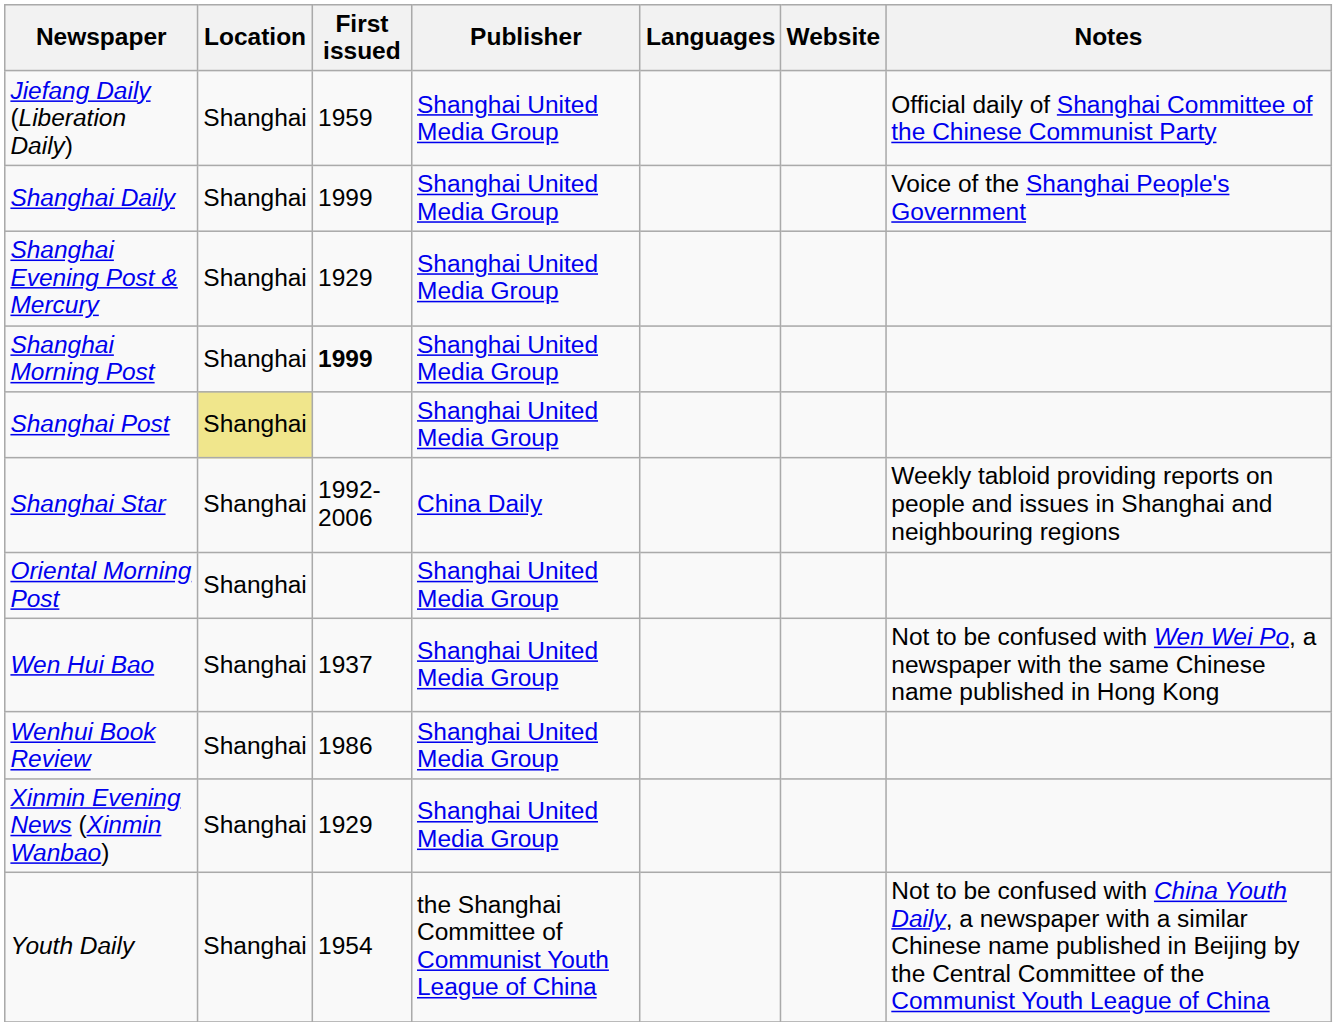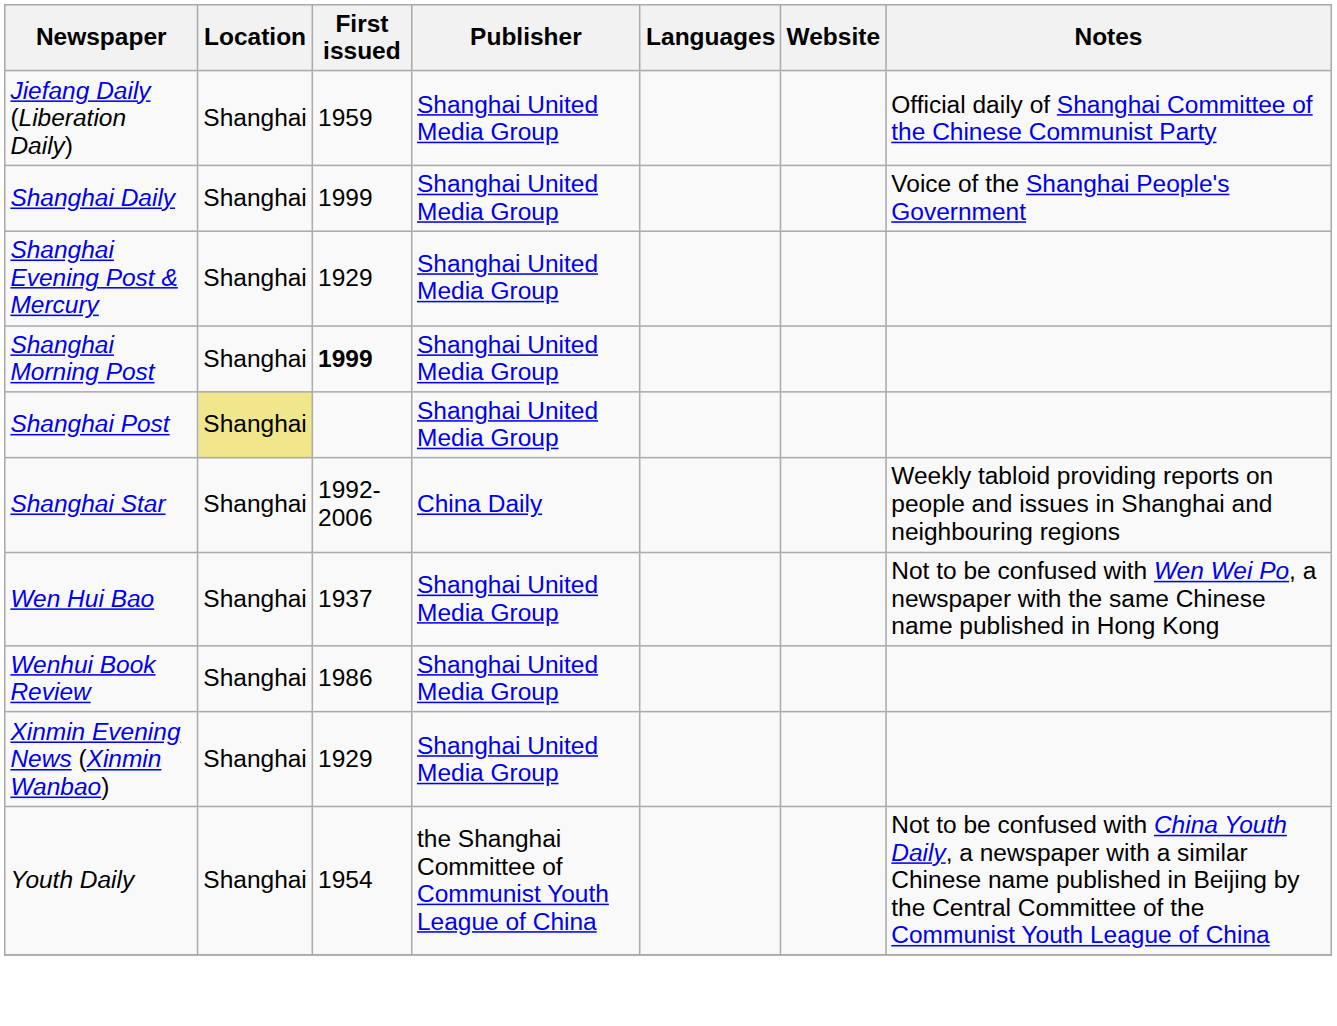- row: (101, 584)
